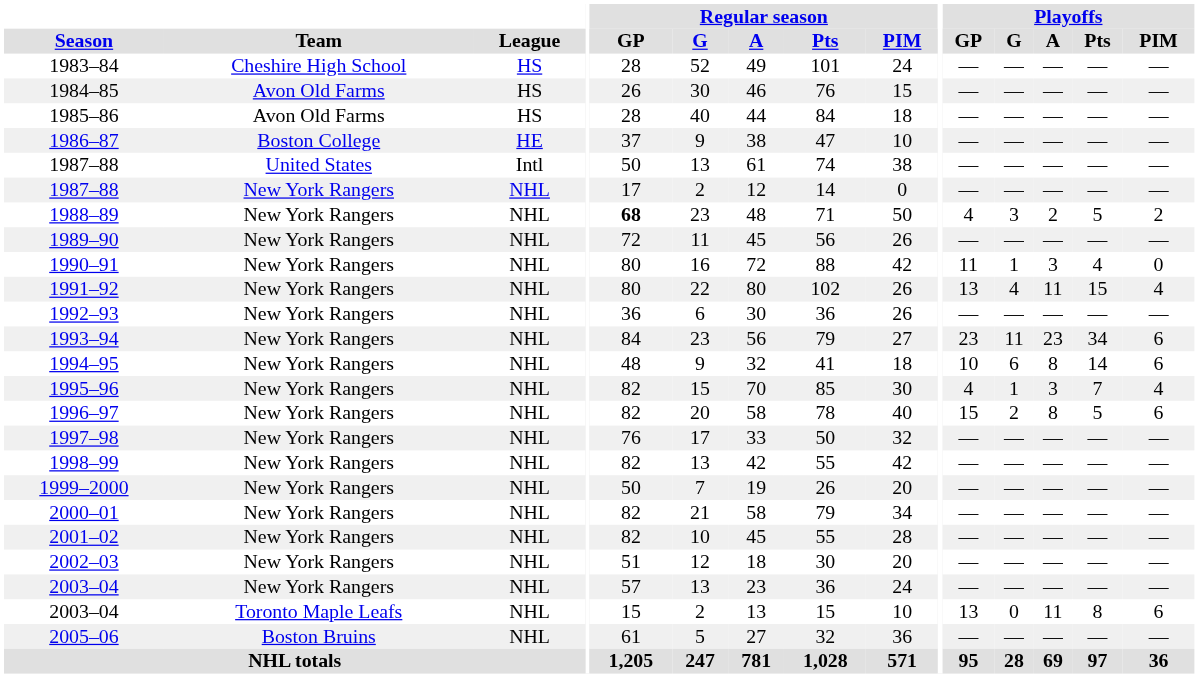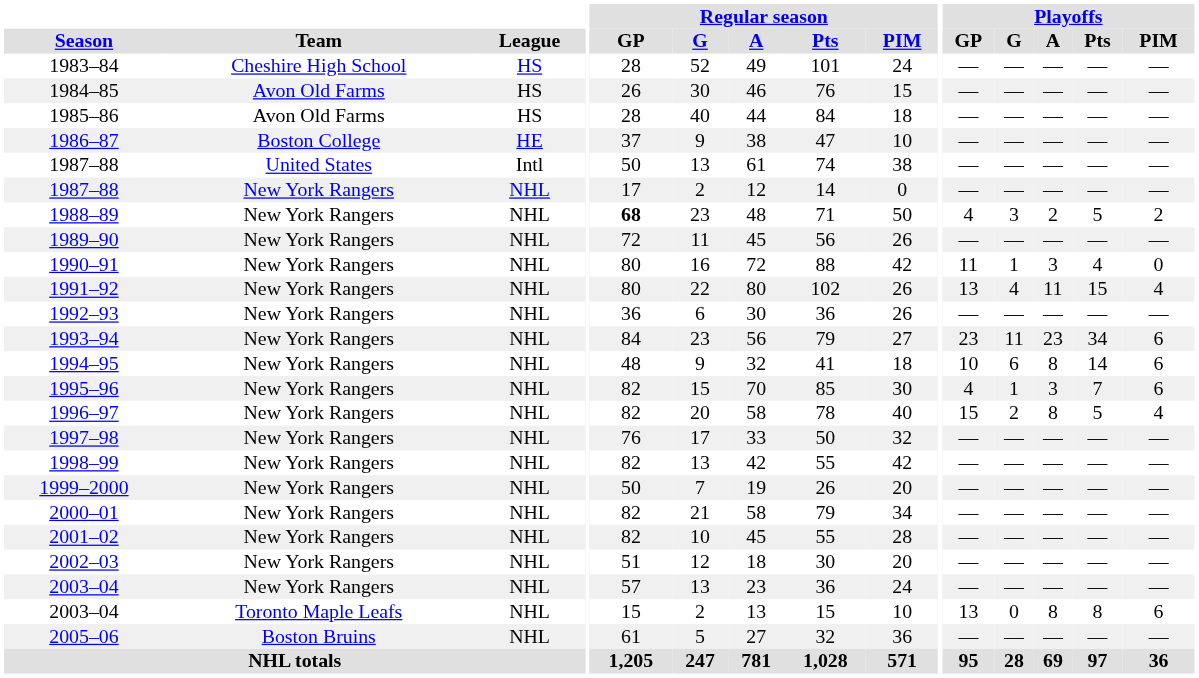(1159, 388) 4 -> (1159, 388) 6
(1159, 413) 6 -> (1159, 413) 4
(1053, 611) 11 -> (1053, 611) 8
